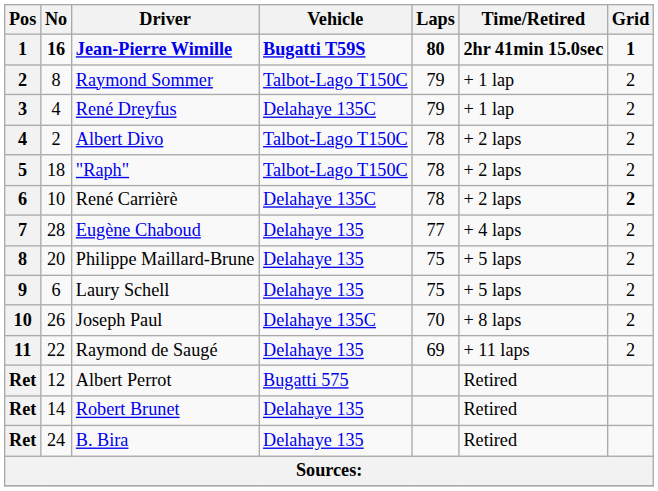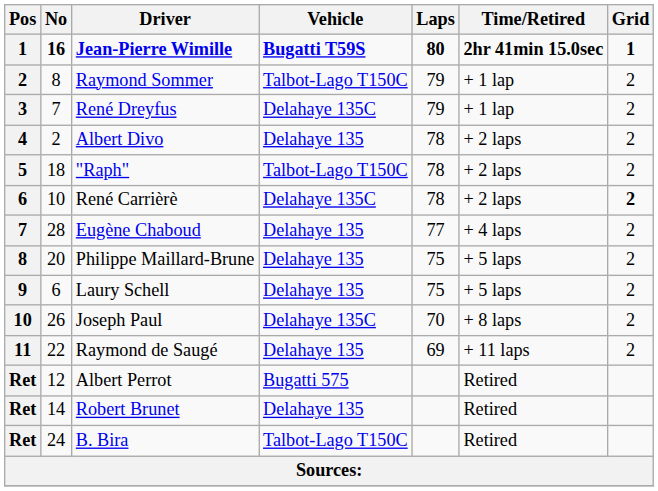(56, 109) 4 -> (56, 109) 7
(335, 139) Talbot-Lago T150C -> (313, 139) Delahaye 135
(313, 440) Delahaye 135 -> (335, 440) Talbot-Lago T150C
